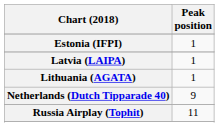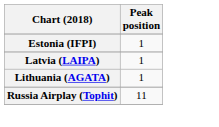- row: (88, 95)
